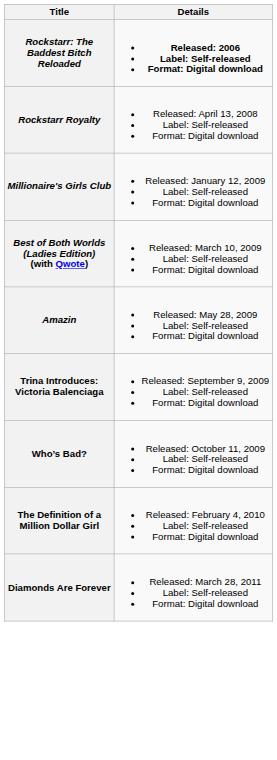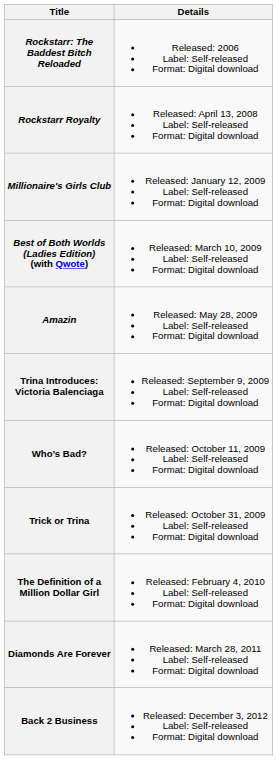(193, 58) bold -> (193, 58) normal
+ row: (59, 520)
+ row: (59, 721)
